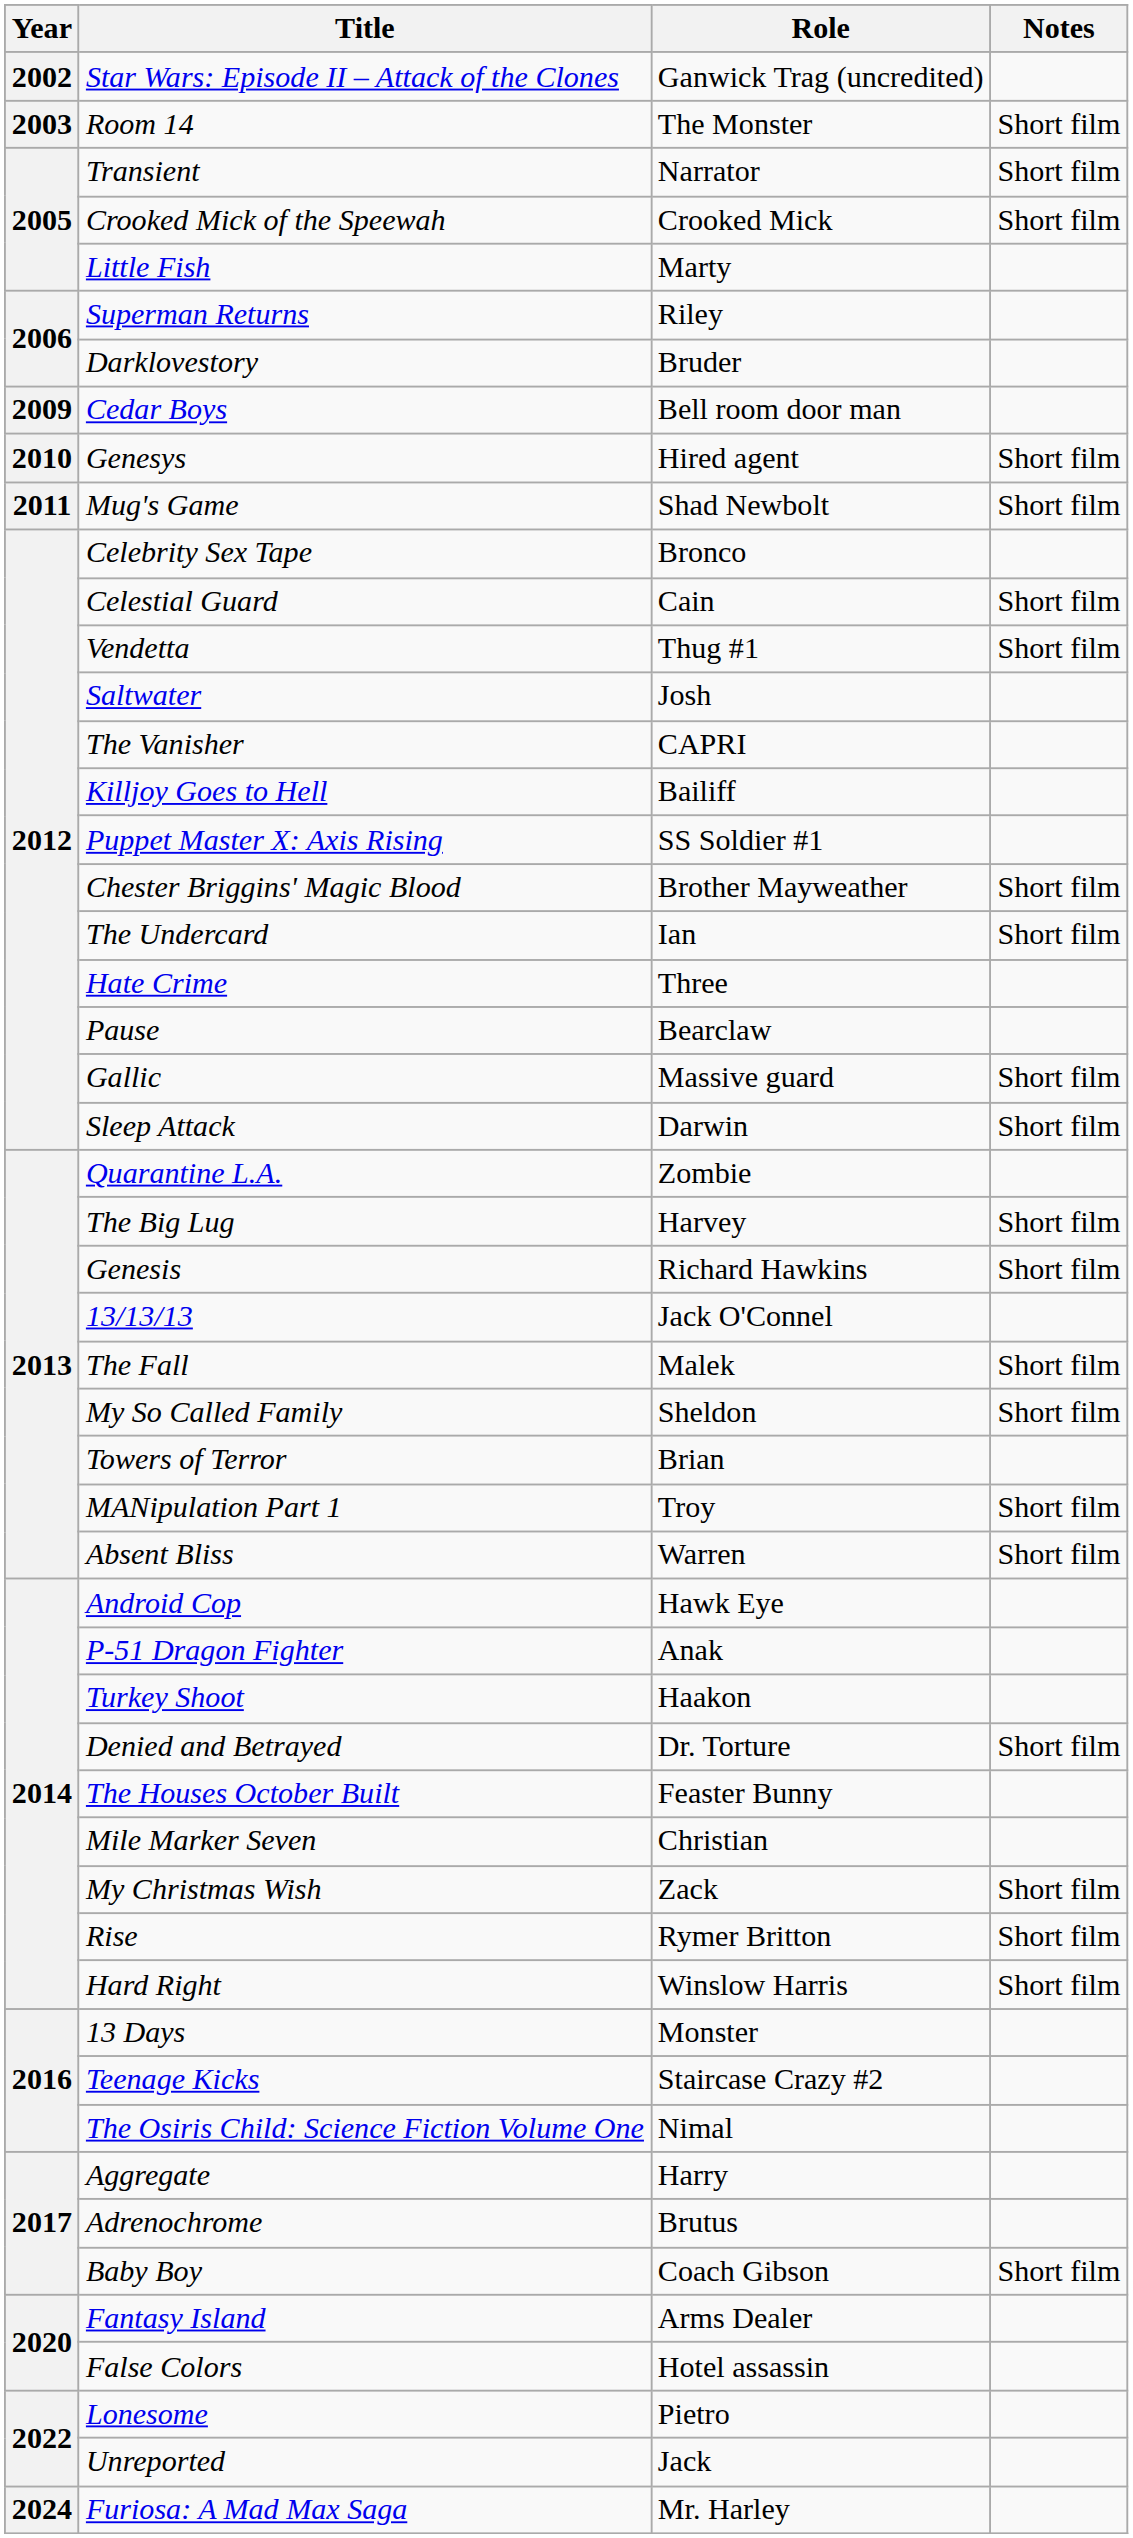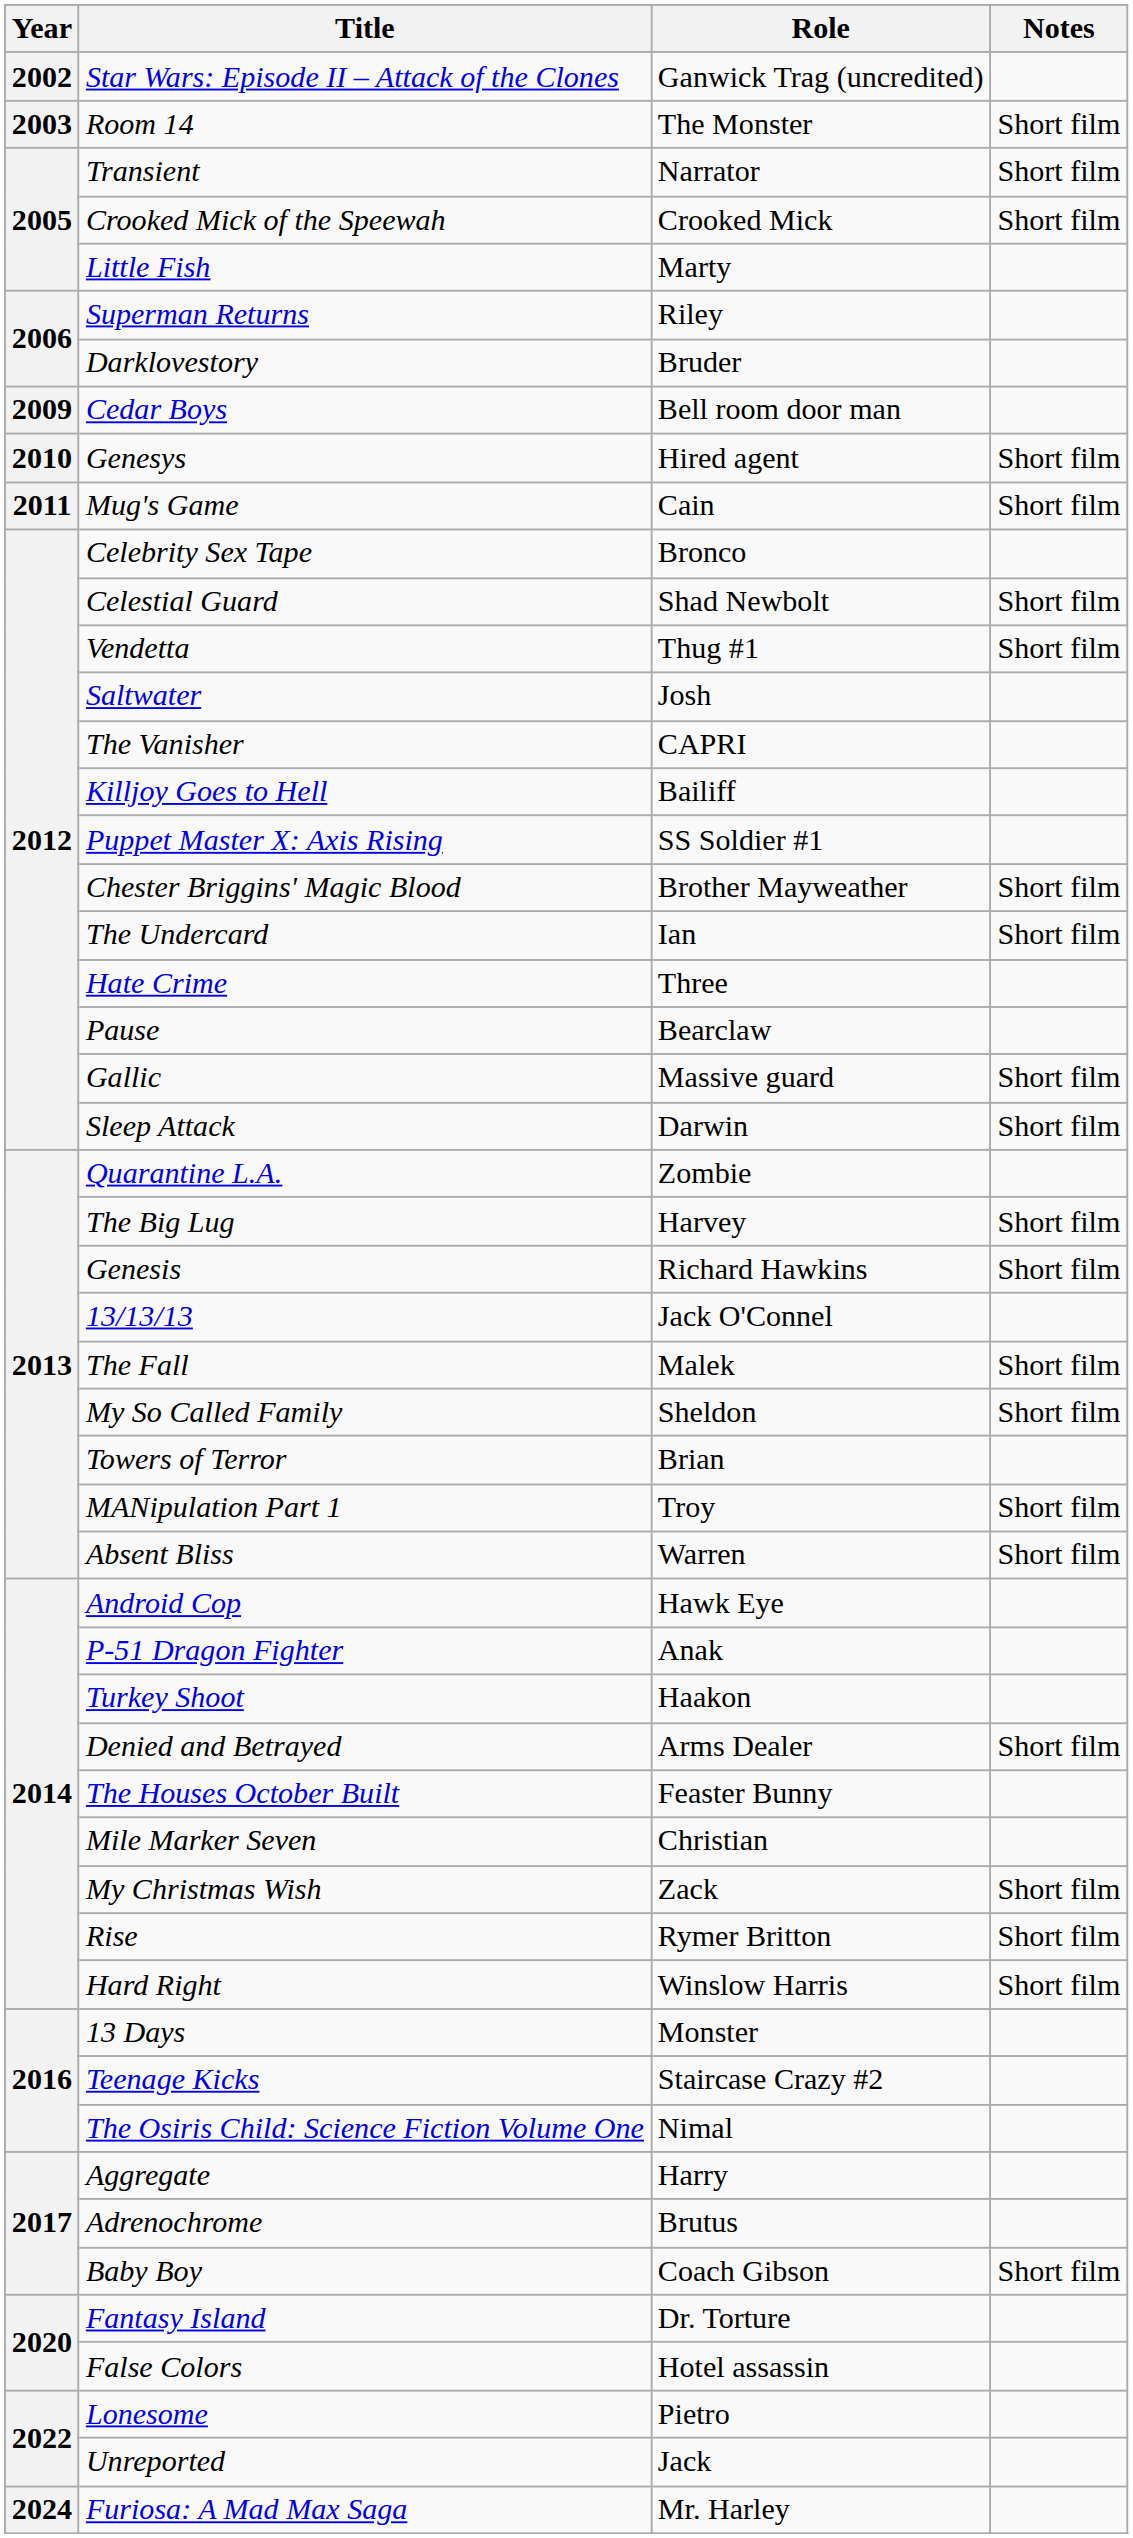(743, 505) Shad Newbolt -> (686, 505) Cain
(686, 600) Cain -> (743, 600) Shad Newbolt
(724, 1745) Dr. Torture -> (735, 1745) Arms Dealer
(735, 2318) Arms Dealer -> (724, 2318) Dr. Torture
